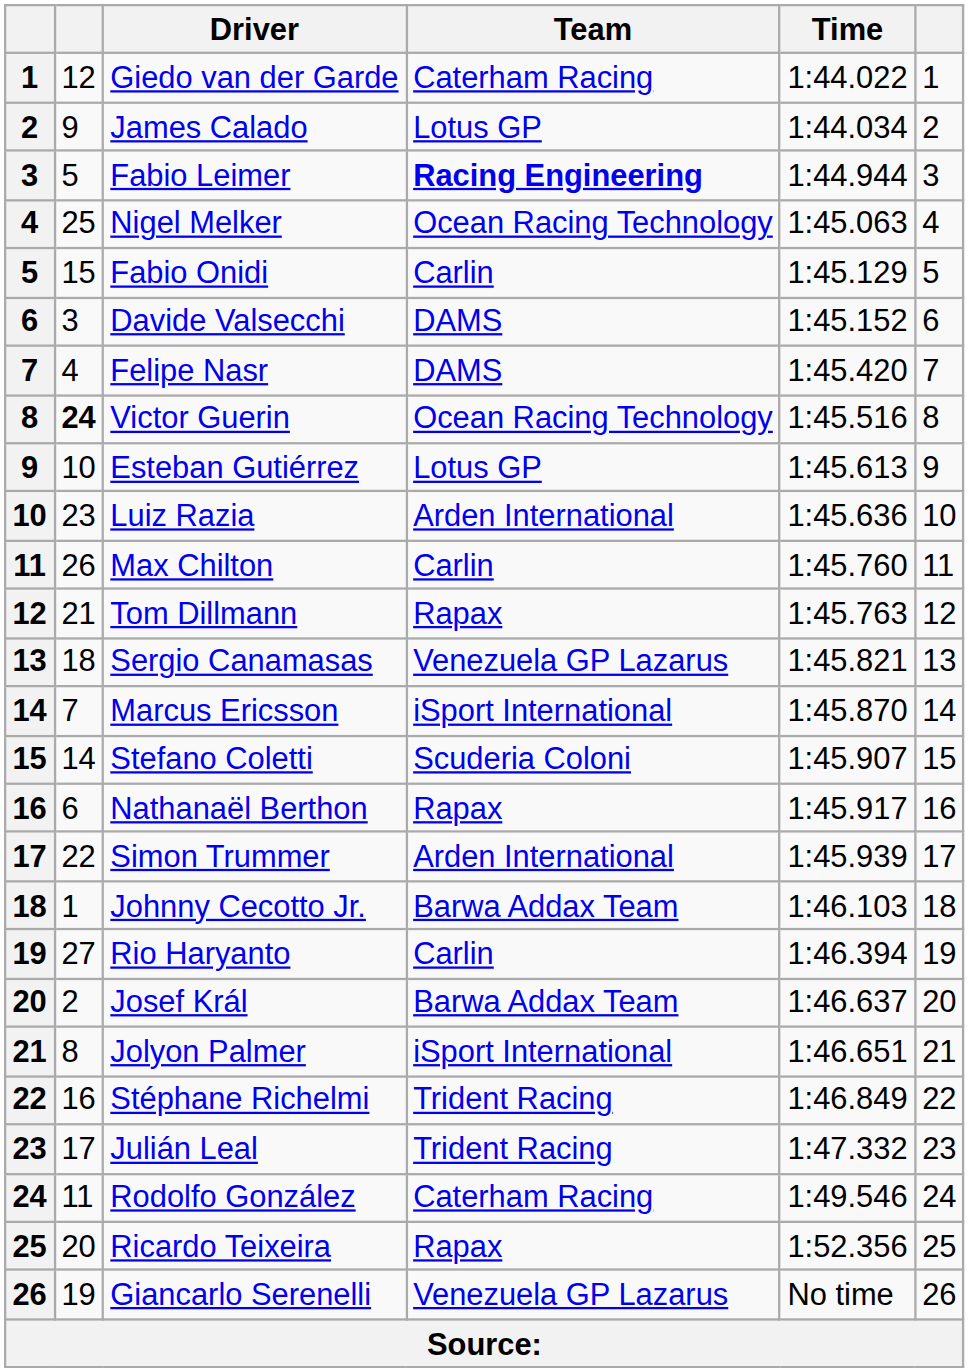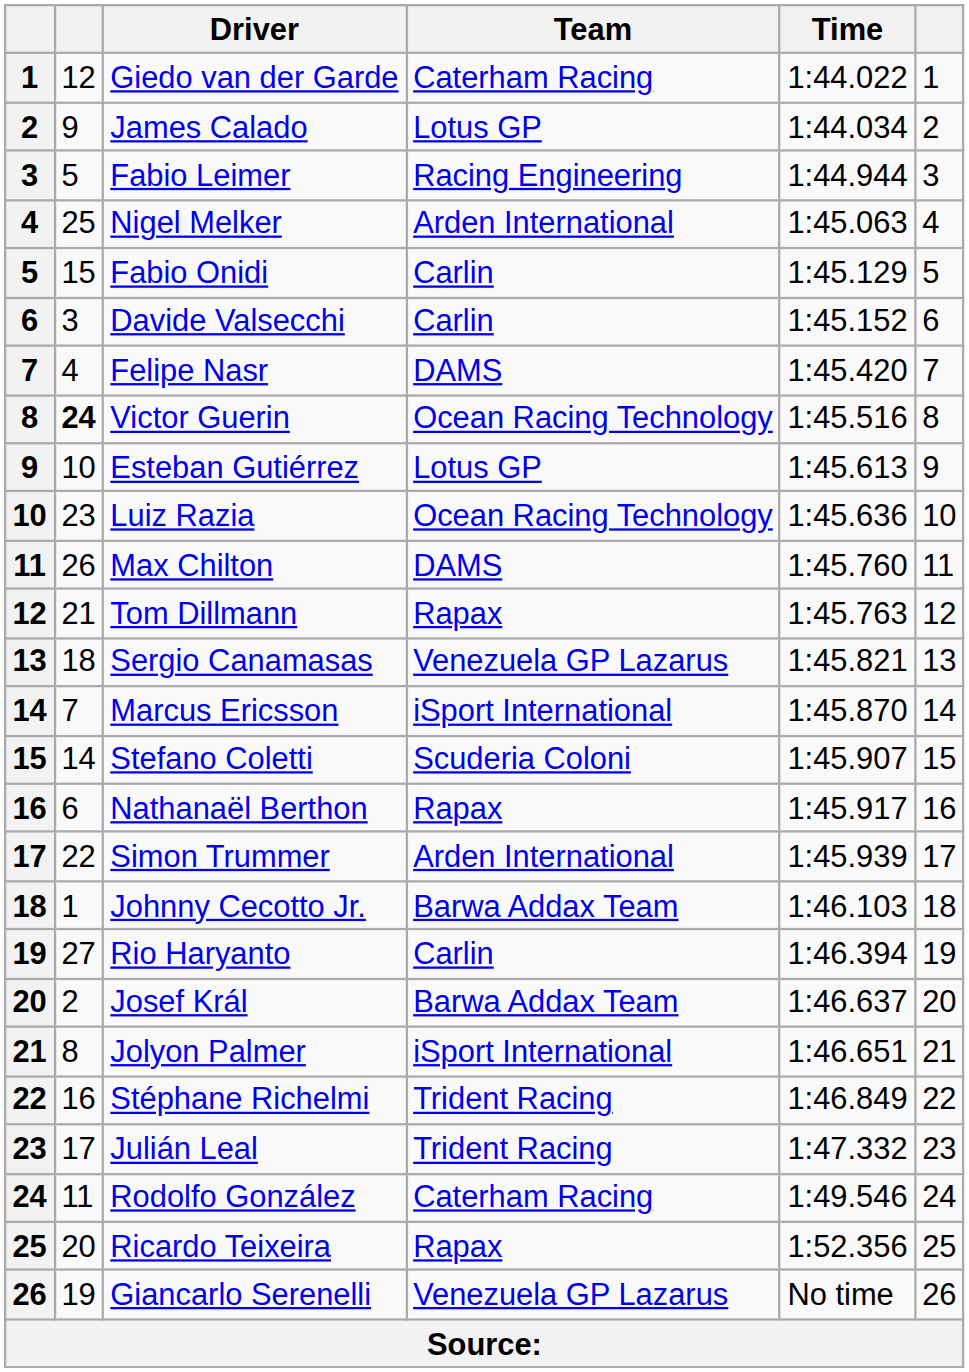(558, 175) bold -> (548, 175) normal
(593, 224) Ocean Racing Technology -> (544, 224) Arden International
(458, 321) DAMS -> (453, 321) Carlin
(544, 516) Arden International -> (593, 516) Ocean Racing Technology
(453, 564) Carlin -> (458, 564) DAMS
